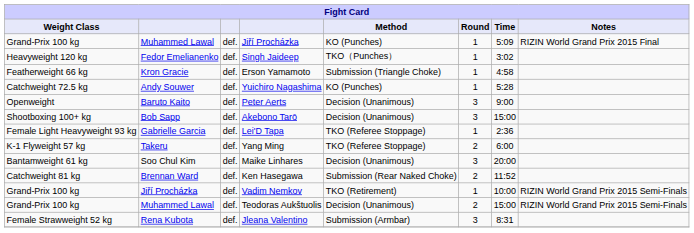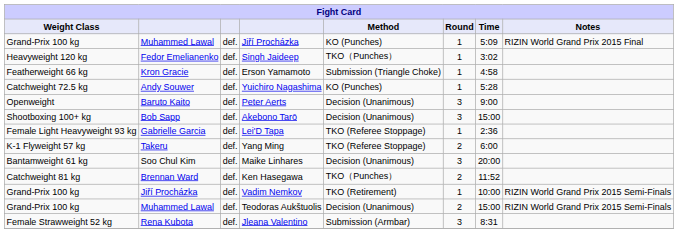(391, 175) Submission (Rear Naked Choke) -> (362, 175) TKO（Punches）
